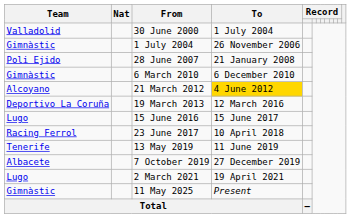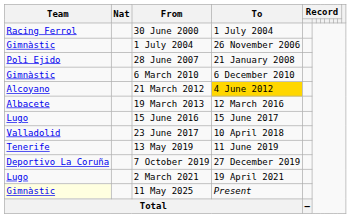(33, 31) Valladolid -> (42, 31) Racing Ferrol
(58, 104) Deportivo La Coruña -> (28, 104) Albacete
(42, 133) Racing Ferrol -> (33, 133) Valladolid
(28, 162) Albacete -> (58, 162) Deportivo La Coruña
(31, 191) no background -> (31, 191) lightyellow background
